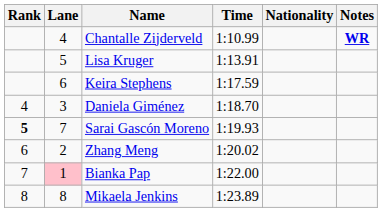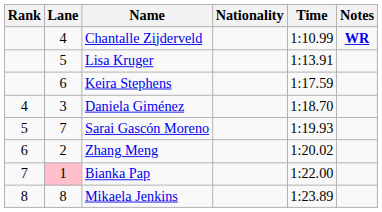columns swapped: (299, 15) <-> (237, 15)
(24, 128) bold -> (24, 128) normal
